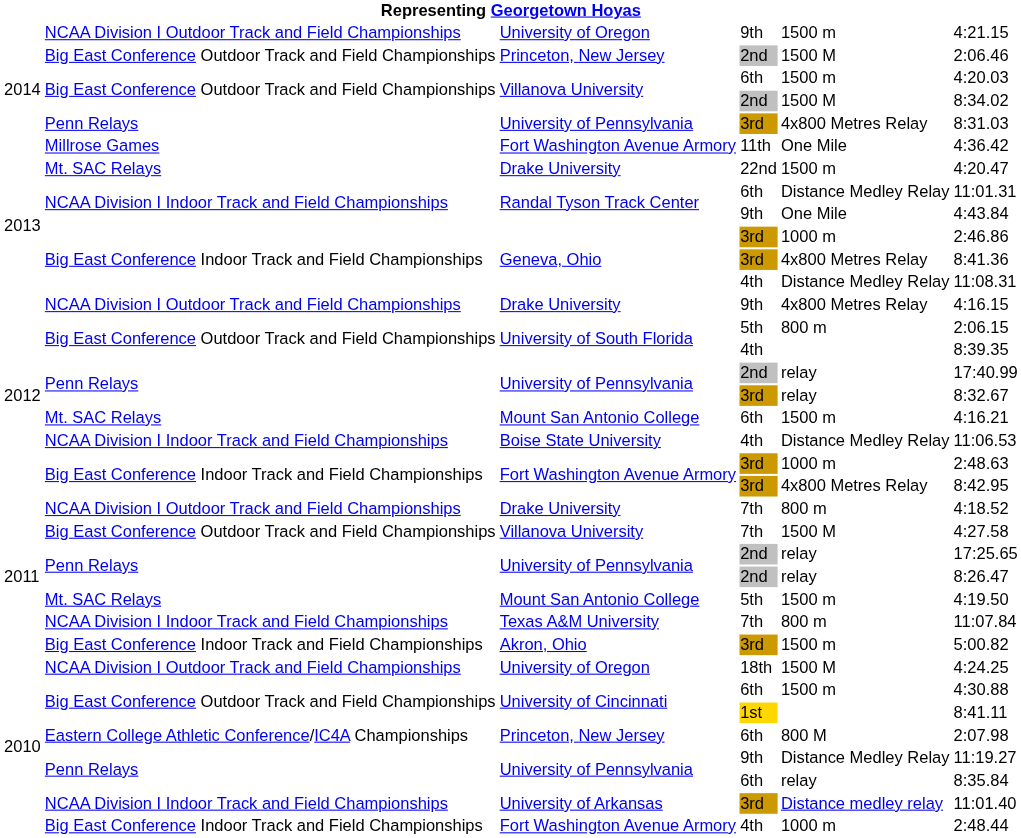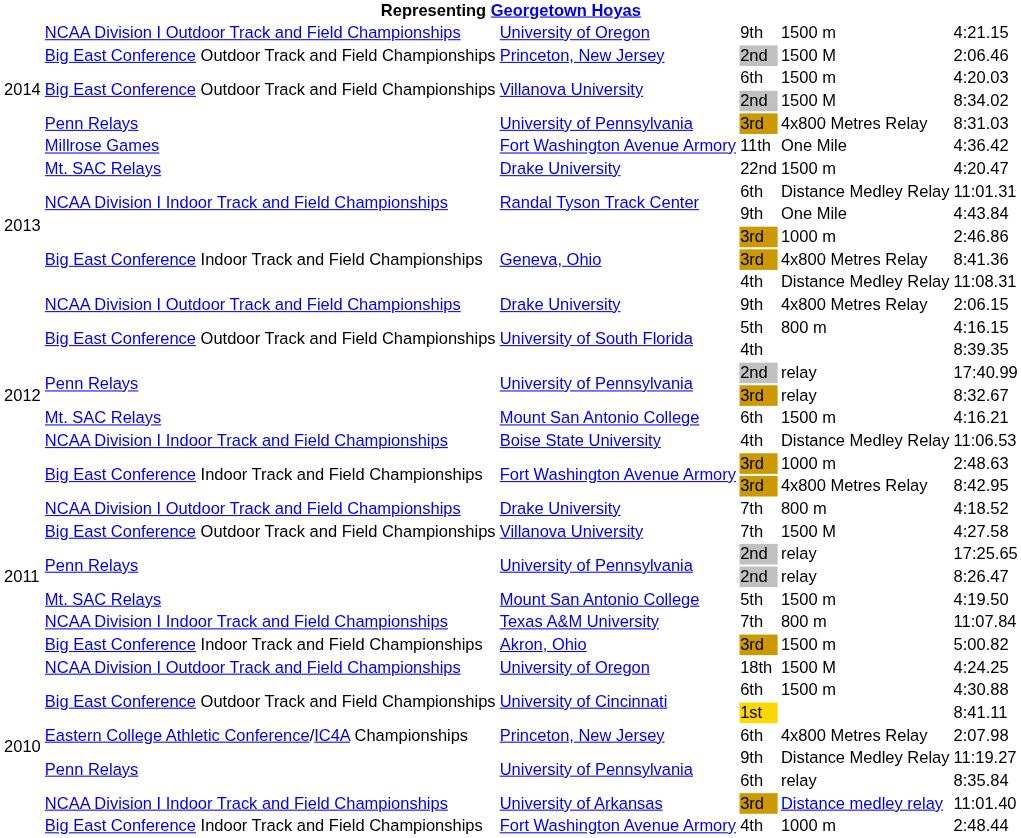(981, 304) 4:16.15 -> (981, 304) 2:06.15
(981, 327) 2:06.15 -> (981, 327) 4:16.15
(804, 735) 800 M -> (854, 735) 4x800 Metres Relay
